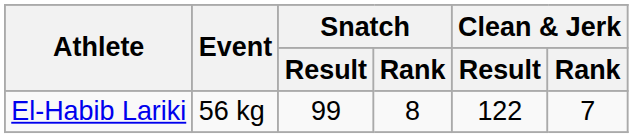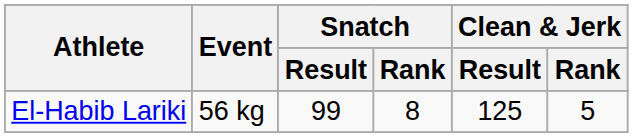(500, 112) 122 -> (500, 112) 125
(588, 112) 7 -> (588, 112) 5
